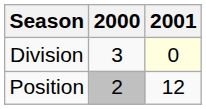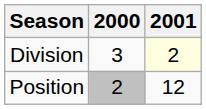(173, 54) 0 -> (173, 54) 2
